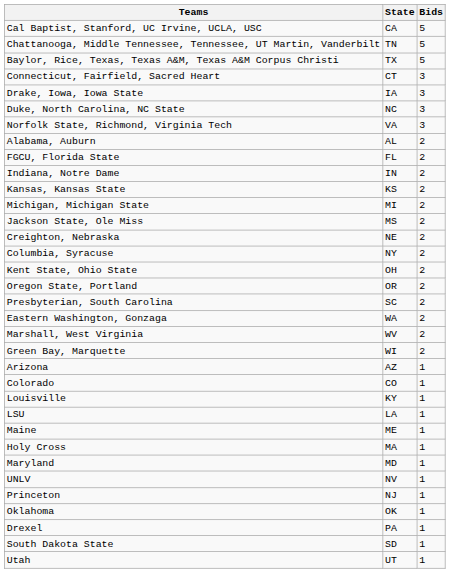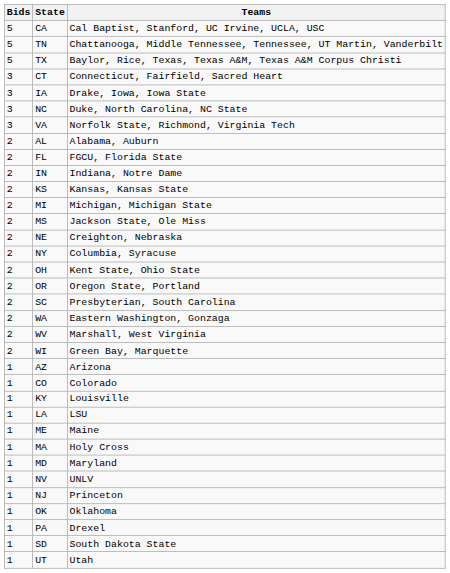columns swapped: (431, 12) <-> (193, 12)
